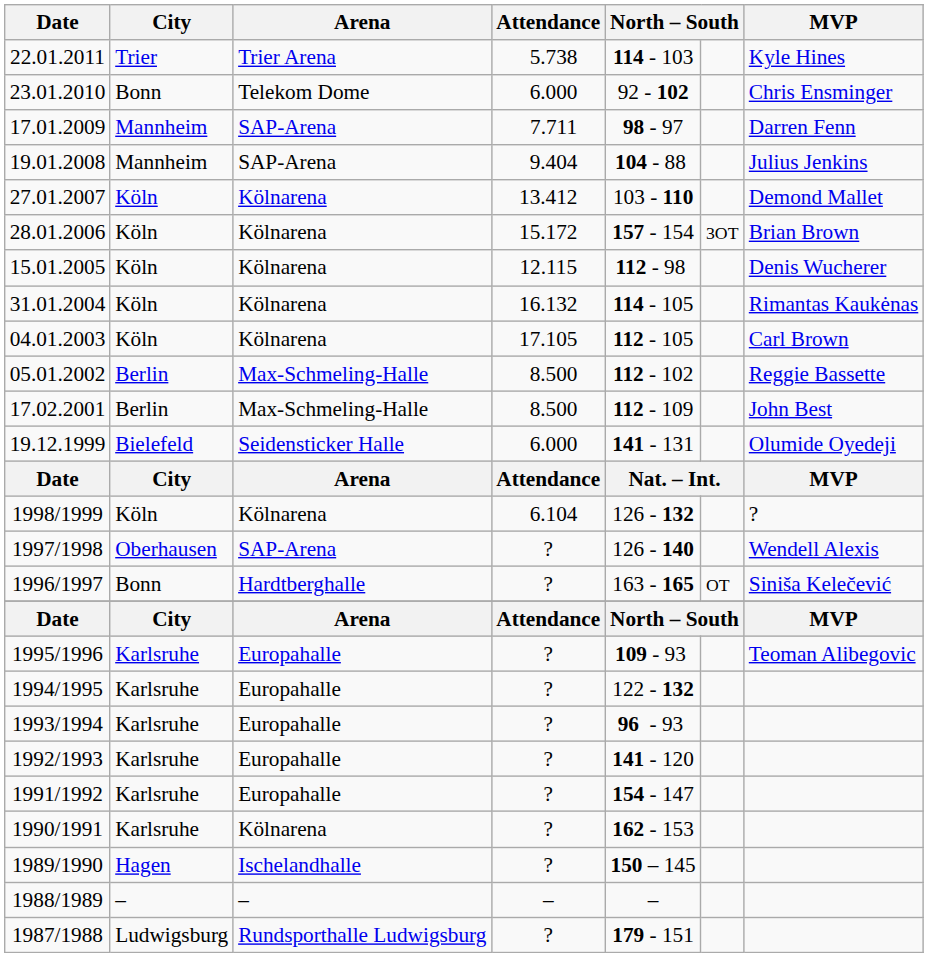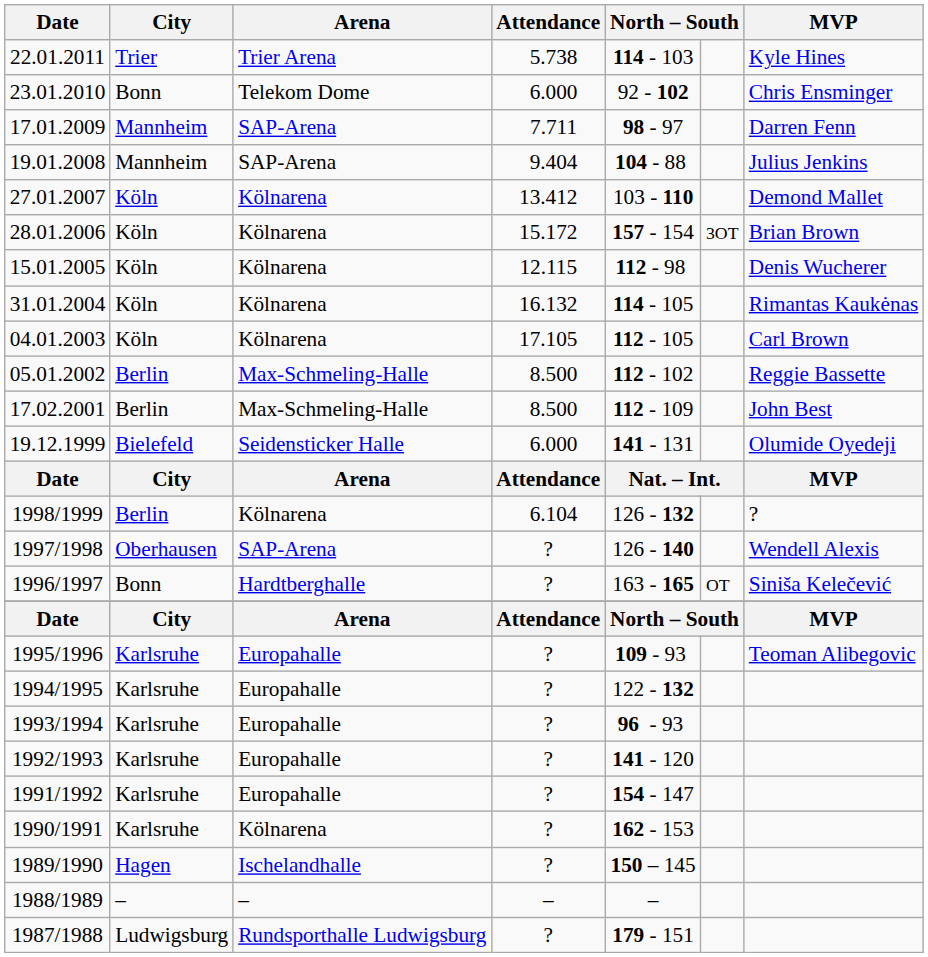(136, 513) Köln -> (142, 513) Berlin
